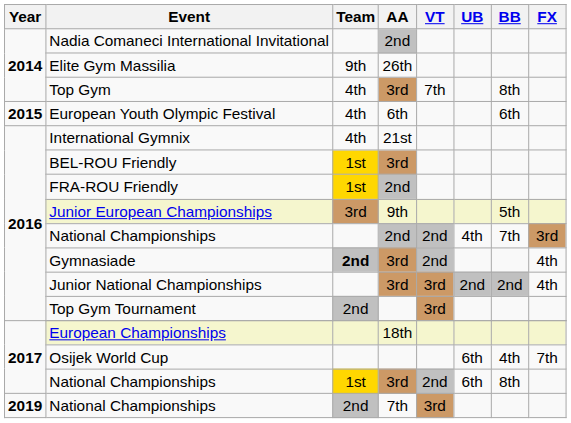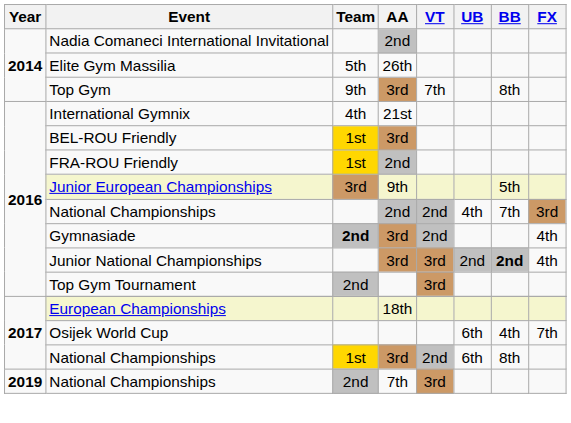(356, 65) 9th -> (356, 65) 5th
(356, 90) 4th -> (356, 90) 9th
- row: (162, 114)
(510, 284) normal -> (510, 260) bold
